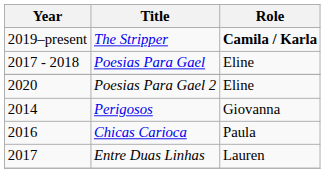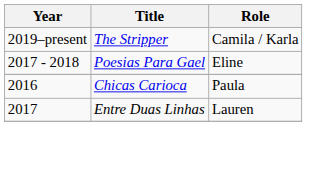(270, 39) bold -> (255, 39) normal
- row: (155, 86)
- row: (123, 109)
